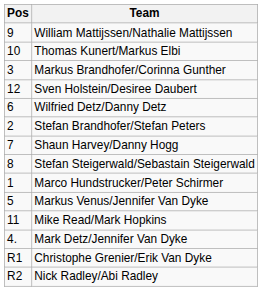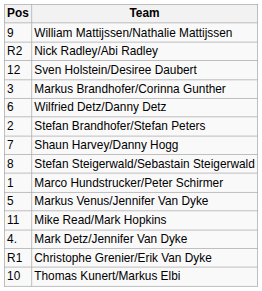rows swapped: (107, 51) <-> (96, 276)
rows swapped: (130, 70) <-> (116, 88)
